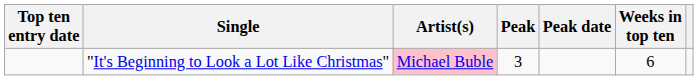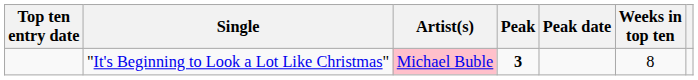(518, 61) normal -> (518, 61) bold
(650, 61) 6 -> (650, 61) 8
